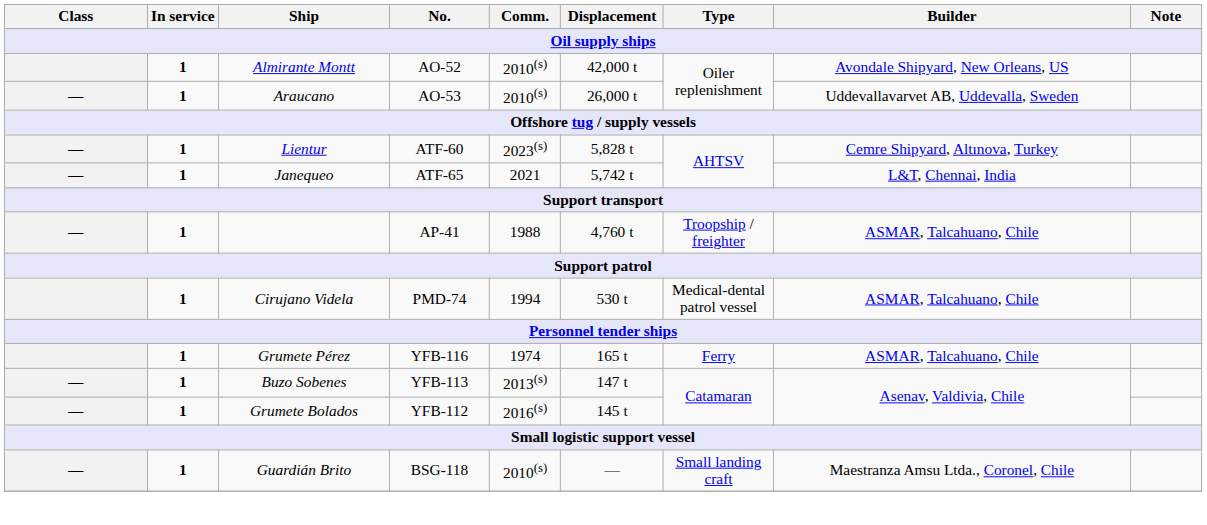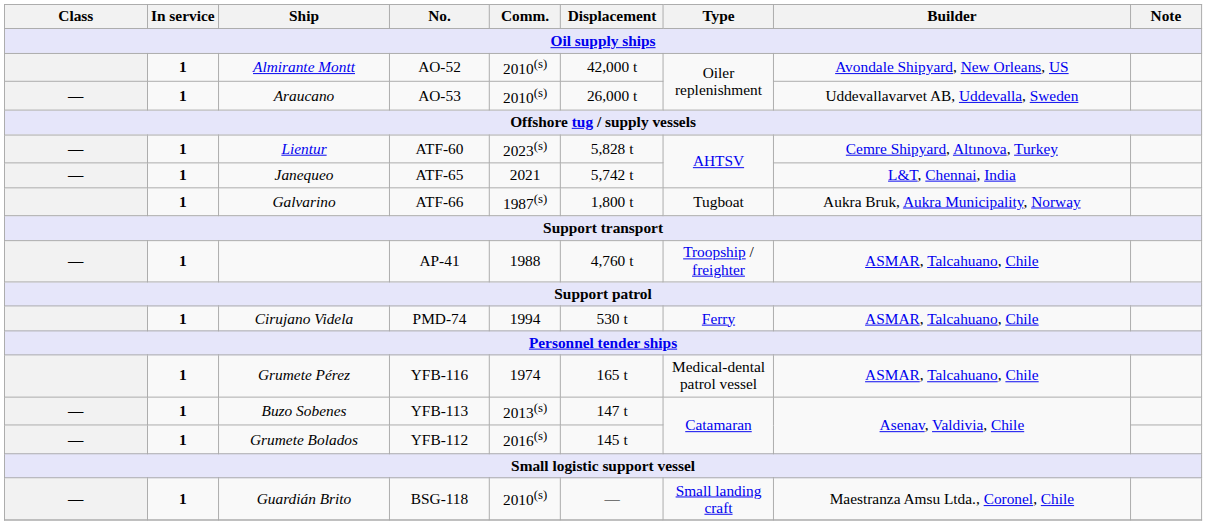+ row: (304, 201)
(718, 298) Medical-dental patrol vessel -> (718, 318) Ferry
(718, 356) Ferry -> (718, 375) Medical-dental patrol vessel
